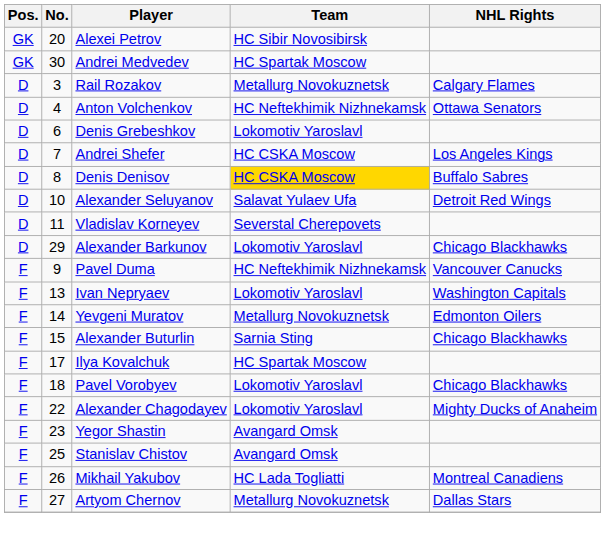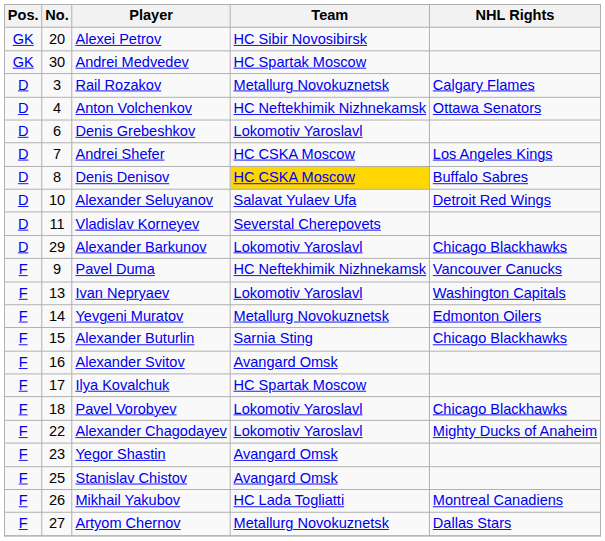+ row: (130, 362)
